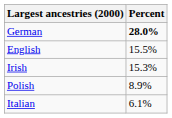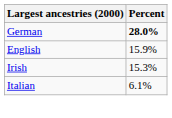(143, 50) 15.5% -> (143, 50) 15.9%
- row: (21, 86)
